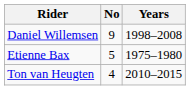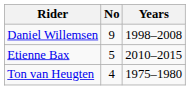(154, 54) 1975–1980 -> (154, 54) 2010–2015
(154, 74) 2010–2015 -> (154, 74) 1975–1980
